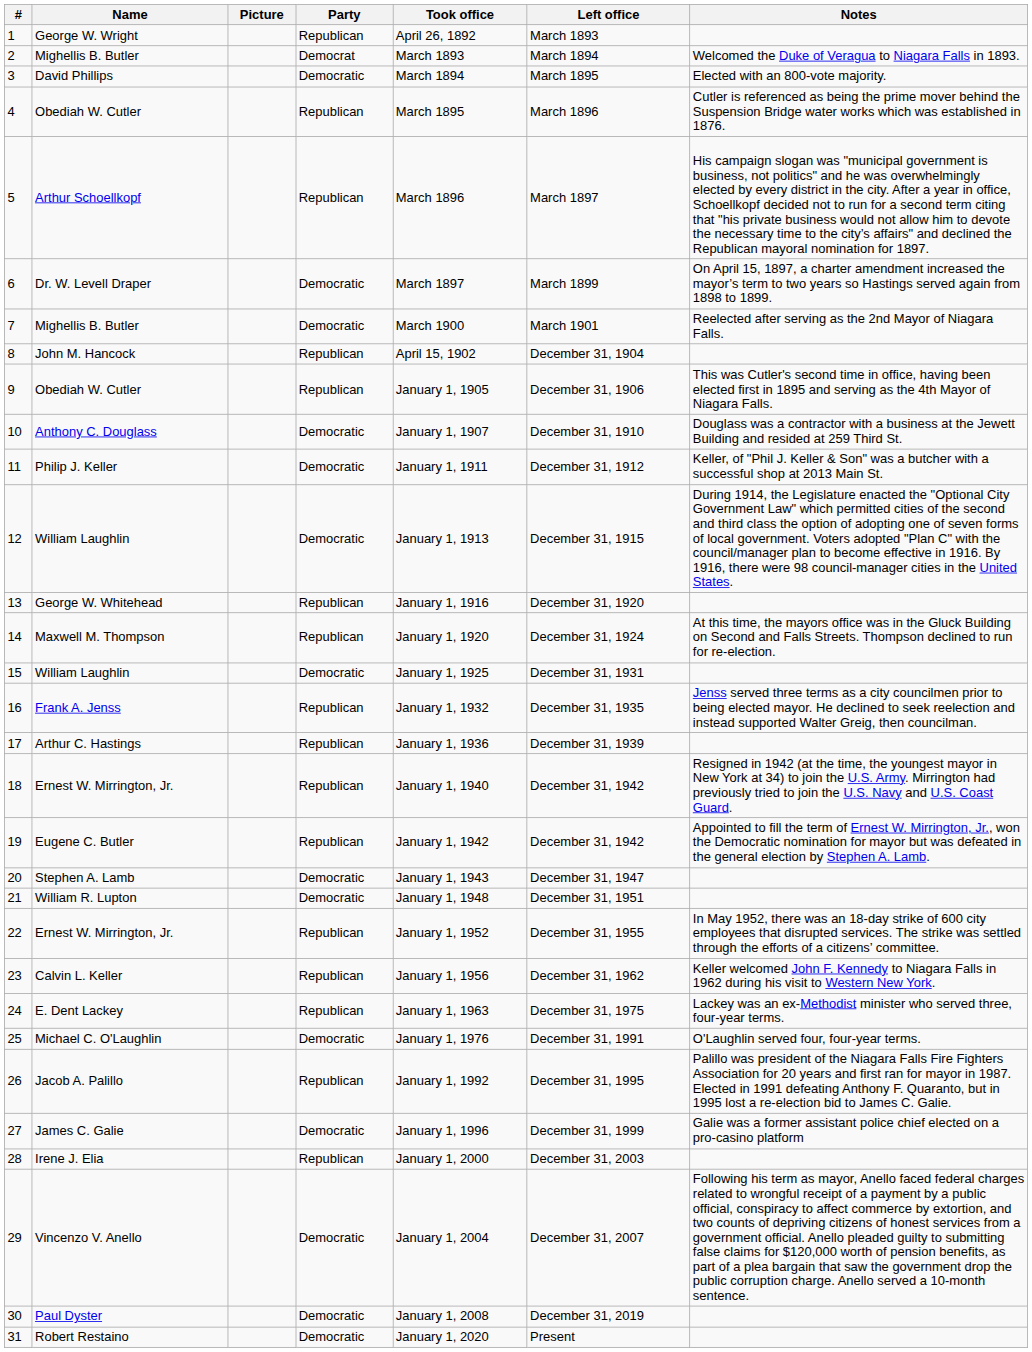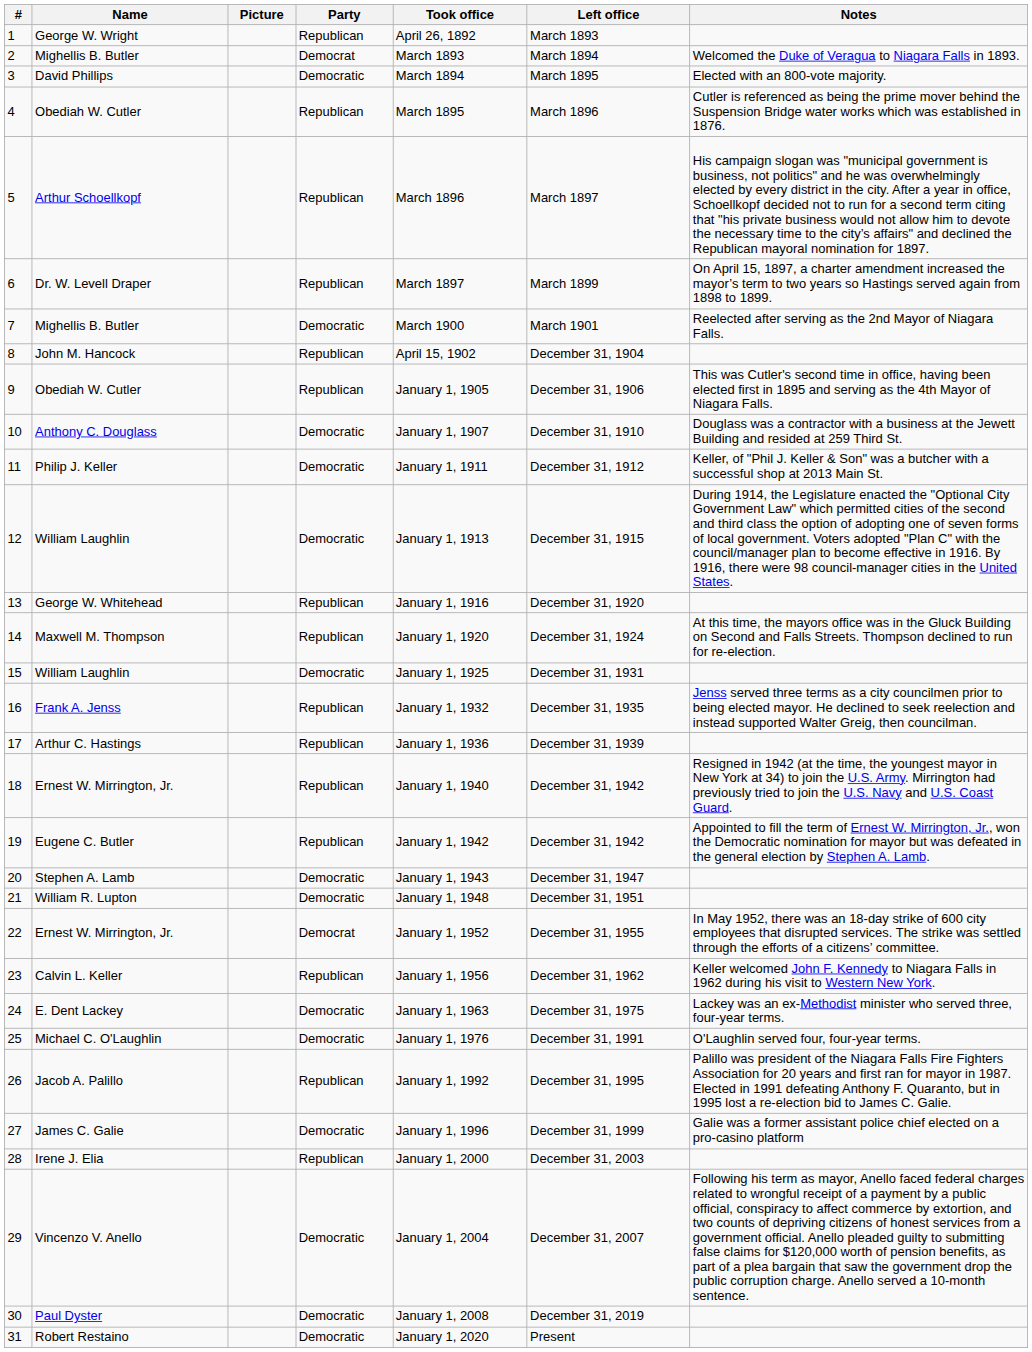(331, 283) Democratic -> (331, 283) Republican
(331, 933) Republican -> (327, 933) Democrat
(331, 1011) Republican -> (331, 1011) Democratic
